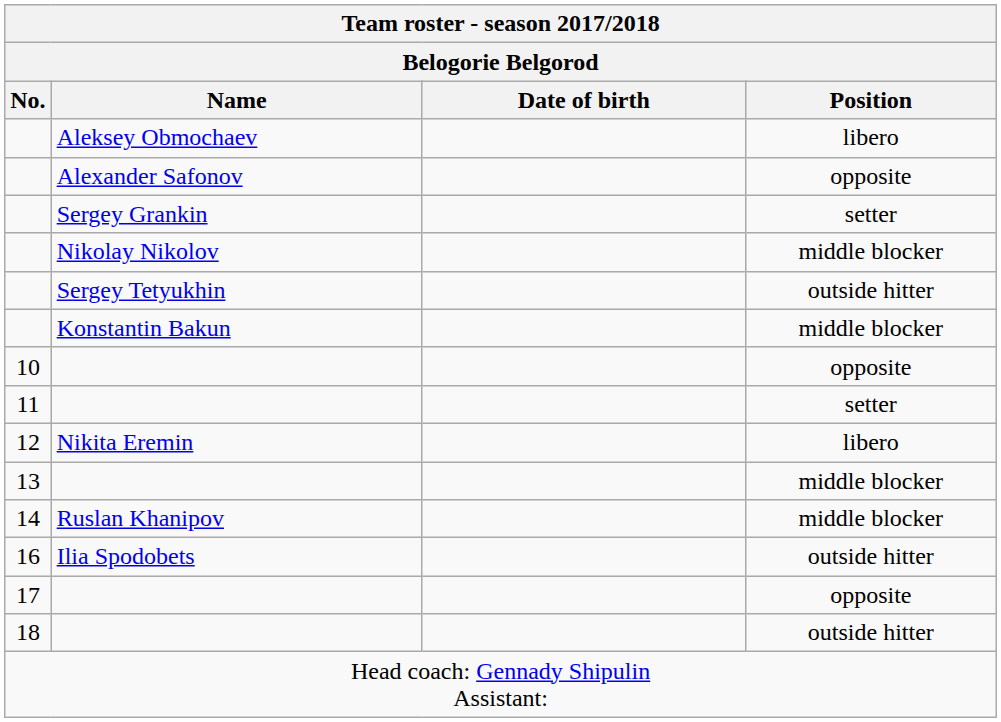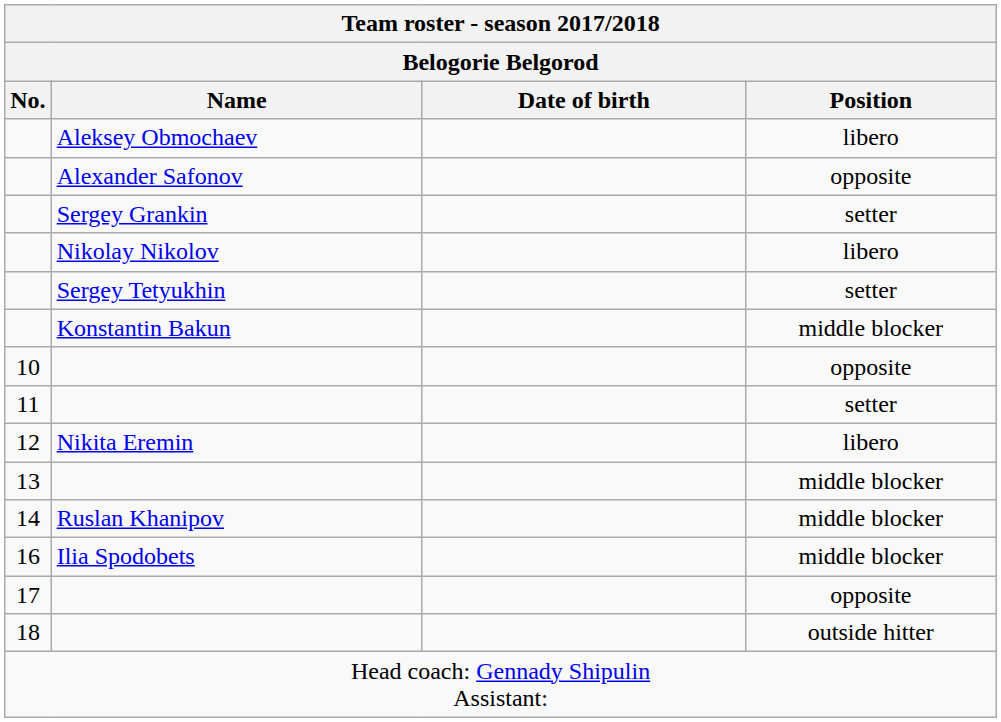(871, 251) middle blocker -> (871, 251) libero
(871, 289) outside hitter -> (871, 289) setter
(871, 556) outside hitter -> (871, 556) middle blocker
